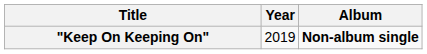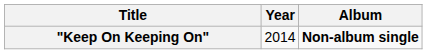(280, 37) 2019 -> (280, 37) 2014
